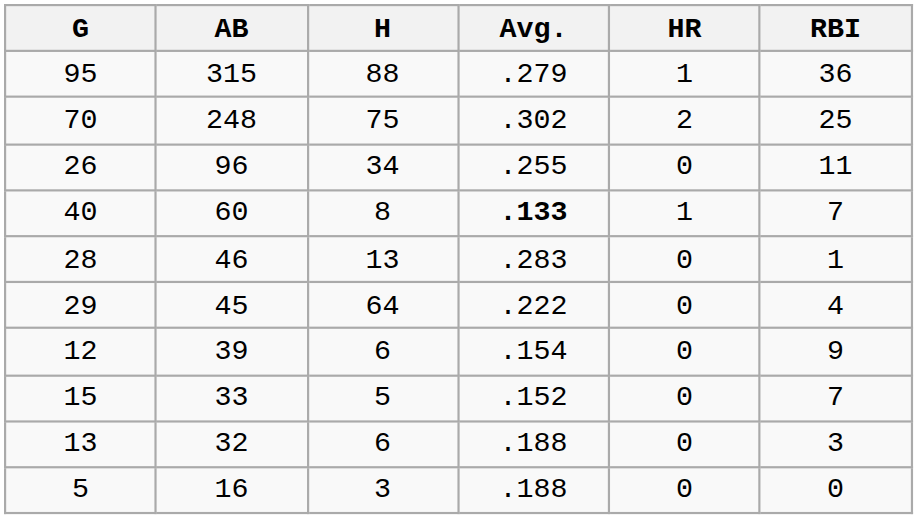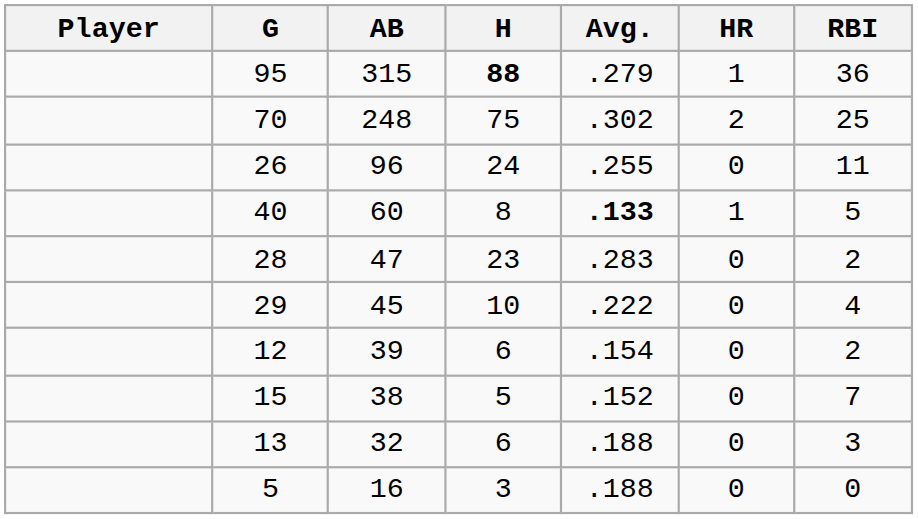+ column: (109, 28)
(383, 74) normal -> (503, 74) bold
(383, 167) 34 -> (503, 167) 24
(836, 213) 7 -> (853, 213) 5
(232, 259) 46 -> (387, 259) 47
(383, 259) 13 -> (503, 259) 23
(836, 259) 1 -> (853, 259) 2
(383, 305) 64 -> (503, 305) 10
(836, 352) 9 -> (853, 352) 2
(232, 398) 33 -> (387, 398) 38
